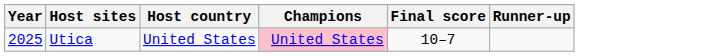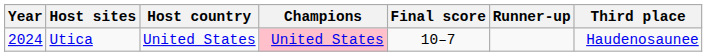+ column: (638, 16)
(25, 40) 2025 -> (25, 40) 2024
